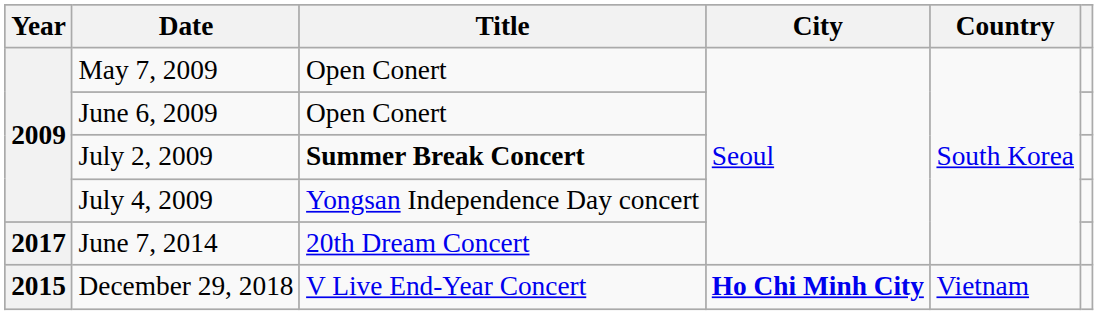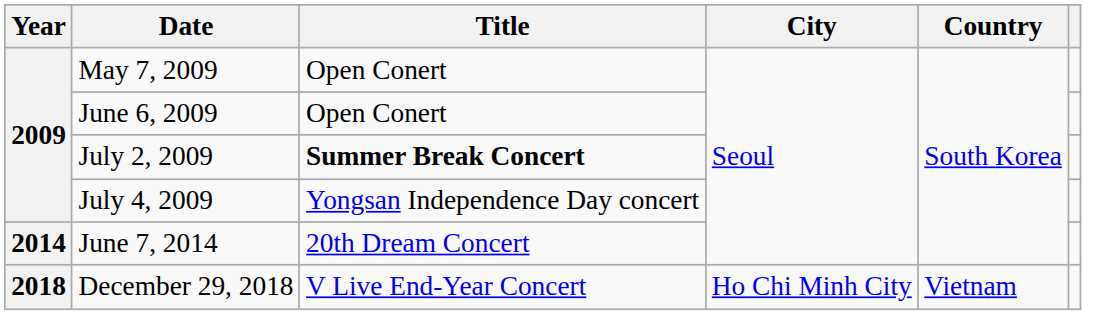(39, 243) 2017 -> (39, 243) 2014
(39, 286) 2015 -> (39, 286) 2018
(818, 286) bold -> (812, 286) normal
